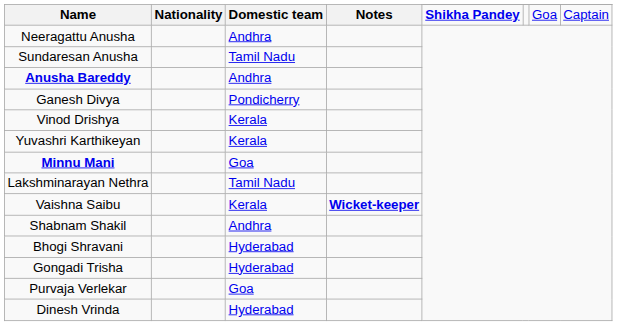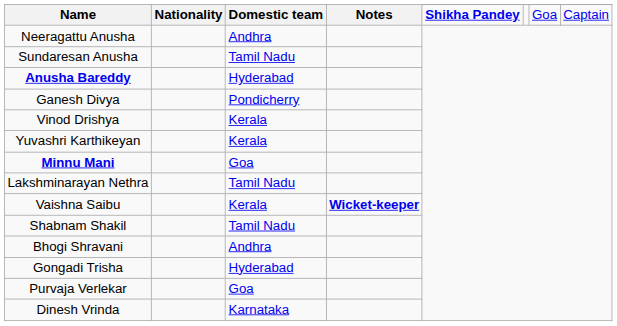(250, 78) Andhra -> (261, 78) Hyderabad
(250, 225) Andhra -> (262, 225) Tamil Nadu
(261, 246) Hyderabad -> (250, 246) Andhra
(261, 309) Hyderabad -> (259, 309) Karnataka
